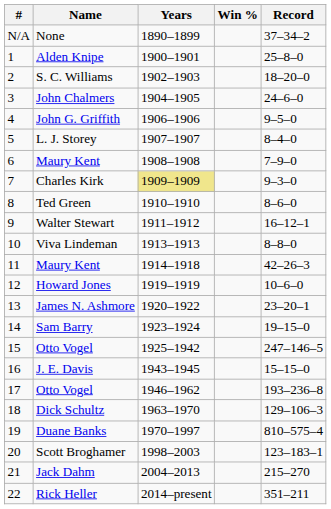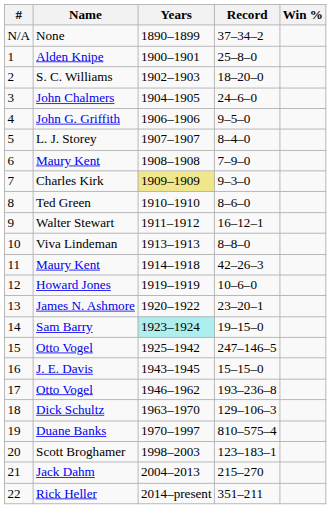columns swapped: (293, 14) <-> (238, 14)
(170, 327) no background -> (170, 327) paleturquoise background
